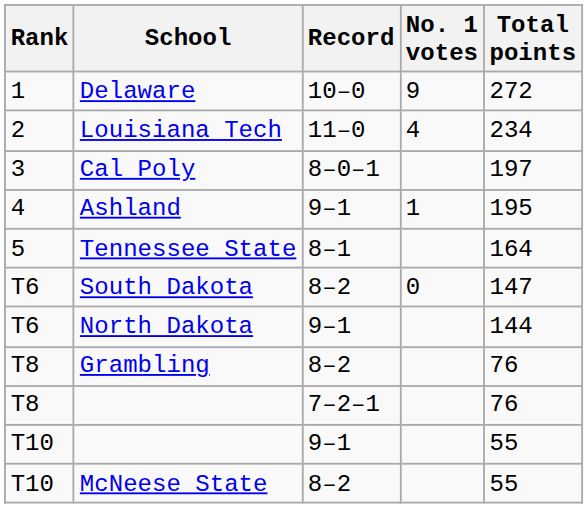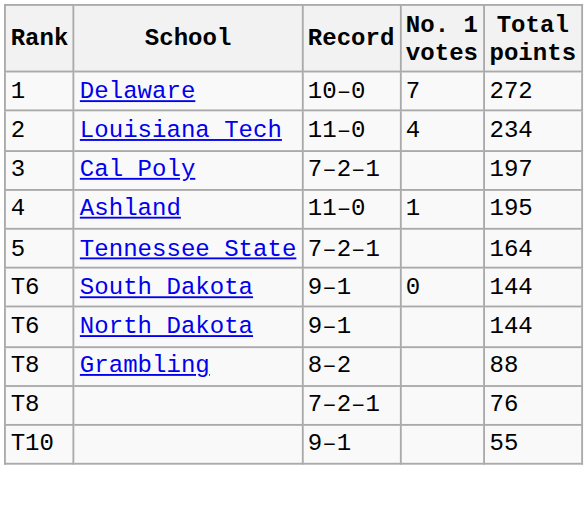(413, 91) 9 -> (413, 91) 7
(344, 170) 8–0–1 -> (344, 170) 7–2–1
(329, 209) 9–1 -> (337, 209) 11–0
(329, 248) 8–1 -> (344, 248) 7–2–1
(329, 287) 8–2 -> (329, 287) 9–1
(511, 287) 147 -> (511, 287) 144
(504, 366) 76 -> (504, 366) 88
- row: (32, 483)
